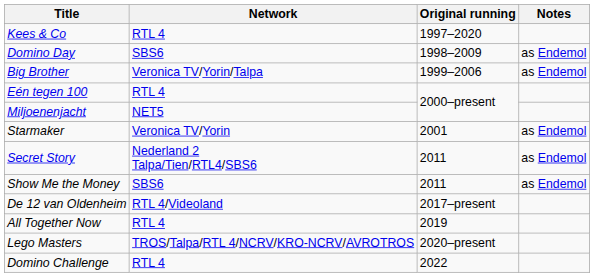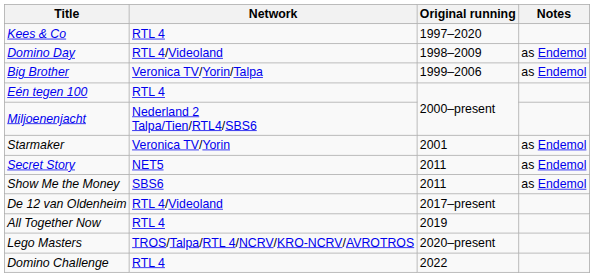(148, 53) SBS6 -> (178, 53) RTL 4/Videoland
(148, 111) NET5 -> (194, 118) Nederland 2 Talpa/Tien/RTL4/SBS6
(194, 157) Nederland 2 Talpa/Tien/RTL4/SBS6 -> (148, 164) NET5
